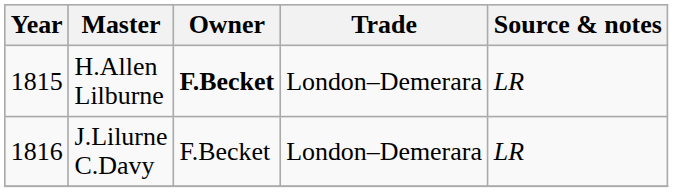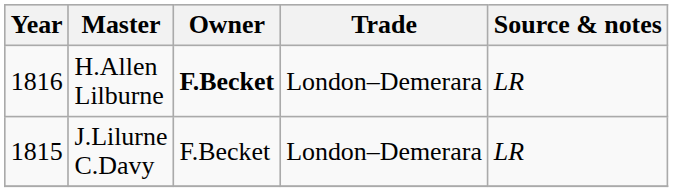(37, 80) 1815 -> (37, 80) 1816
(37, 151) 1816 -> (37, 151) 1815
